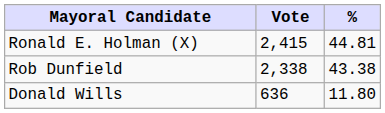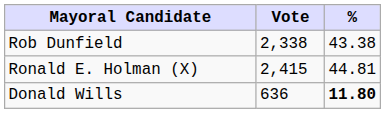rows swapped: (104, 43) <-> (65, 69)
(352, 95) normal -> (352, 95) bold
